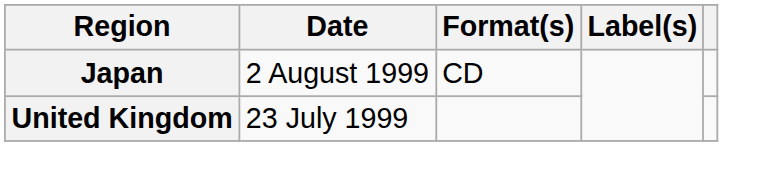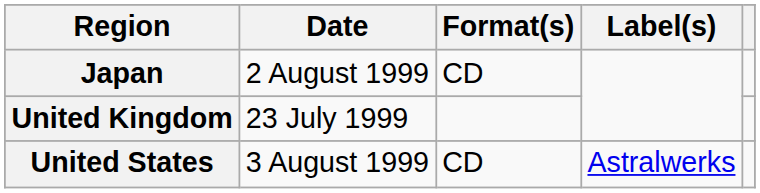+ row: (122, 163)
